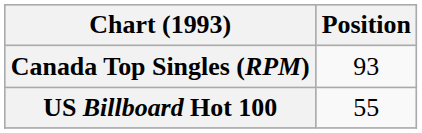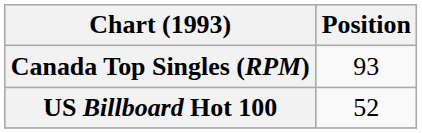(366, 107) 55 -> (366, 107) 52
